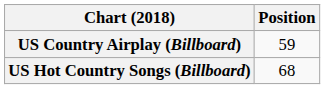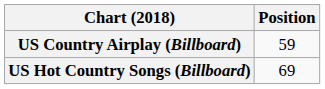(287, 70) 68 -> (287, 70) 69
